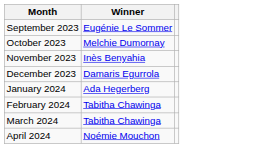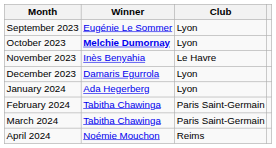+ column: (221, 12)
(124, 43) normal -> (127, 43) bold
